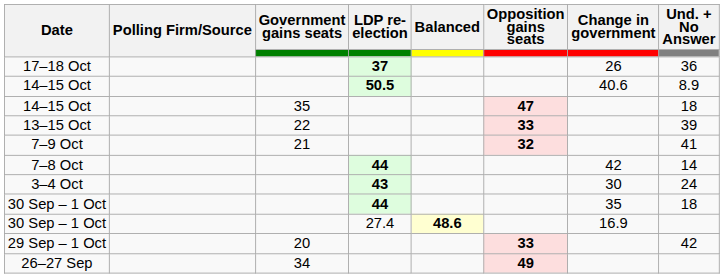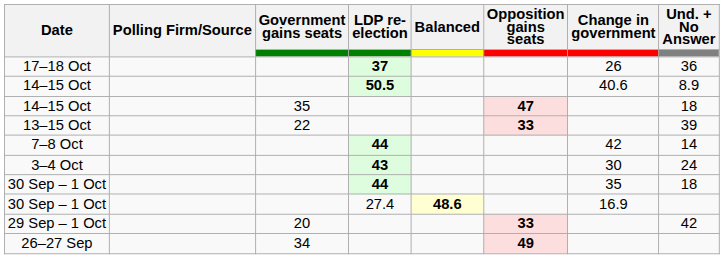- row: (57, 145)
